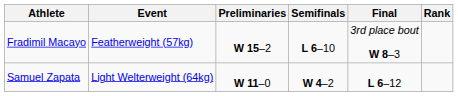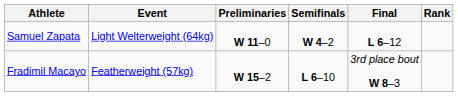rows swapped: (46, 42) <-> (44, 77)
